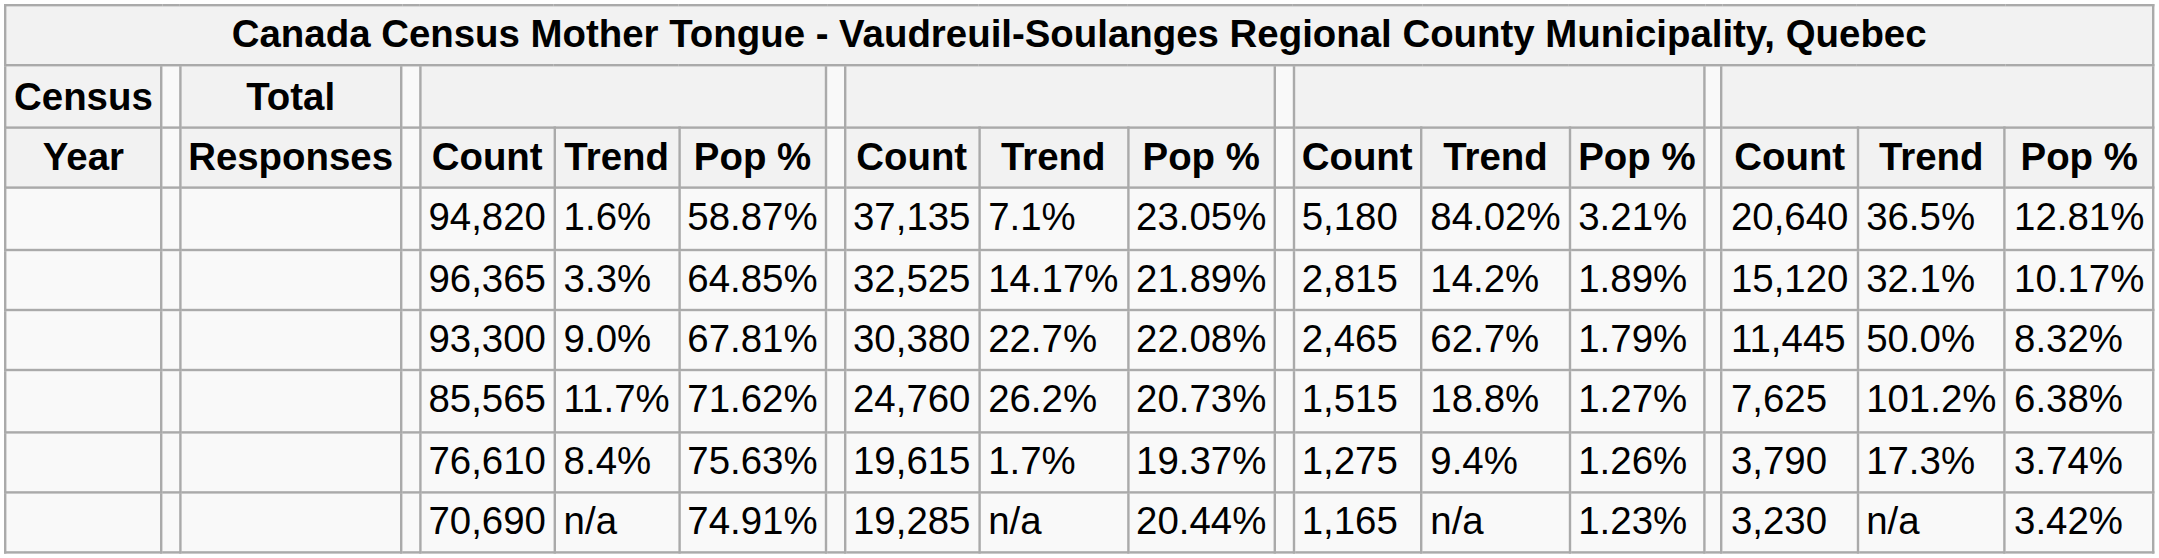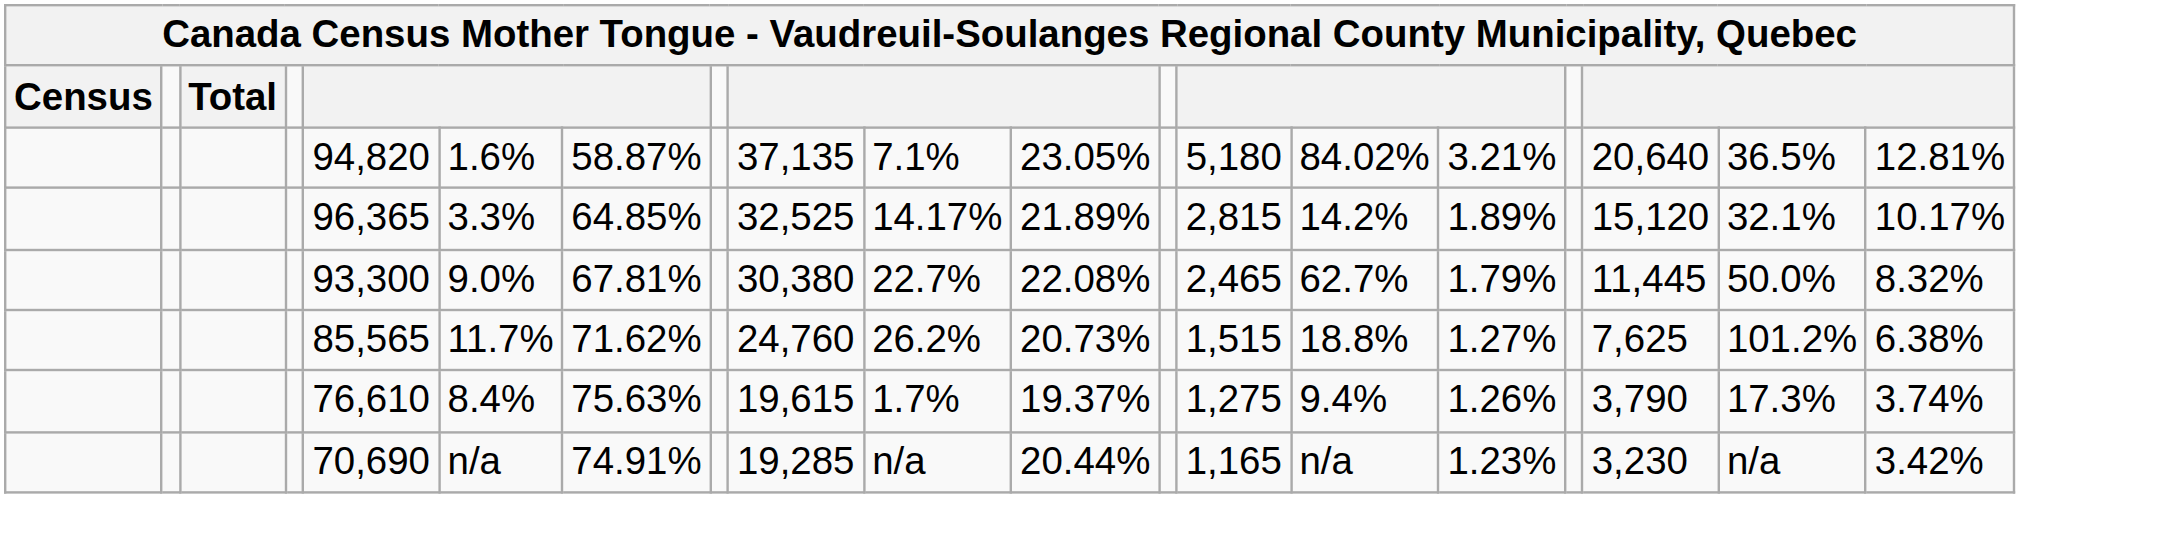- row: (83, 156)
